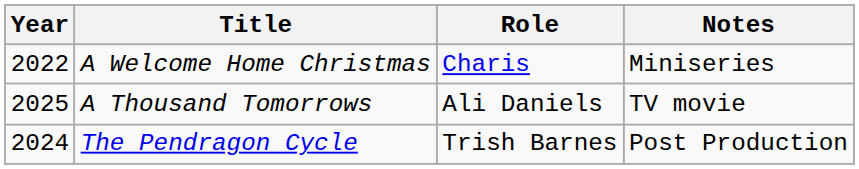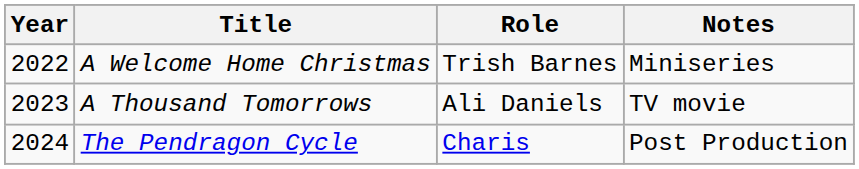(486, 64) Charis -> (530, 64) Trish Barnes
(40, 104) 2025 -> (40, 104) 2023
(530, 144) Trish Barnes -> (486, 144) Charis
